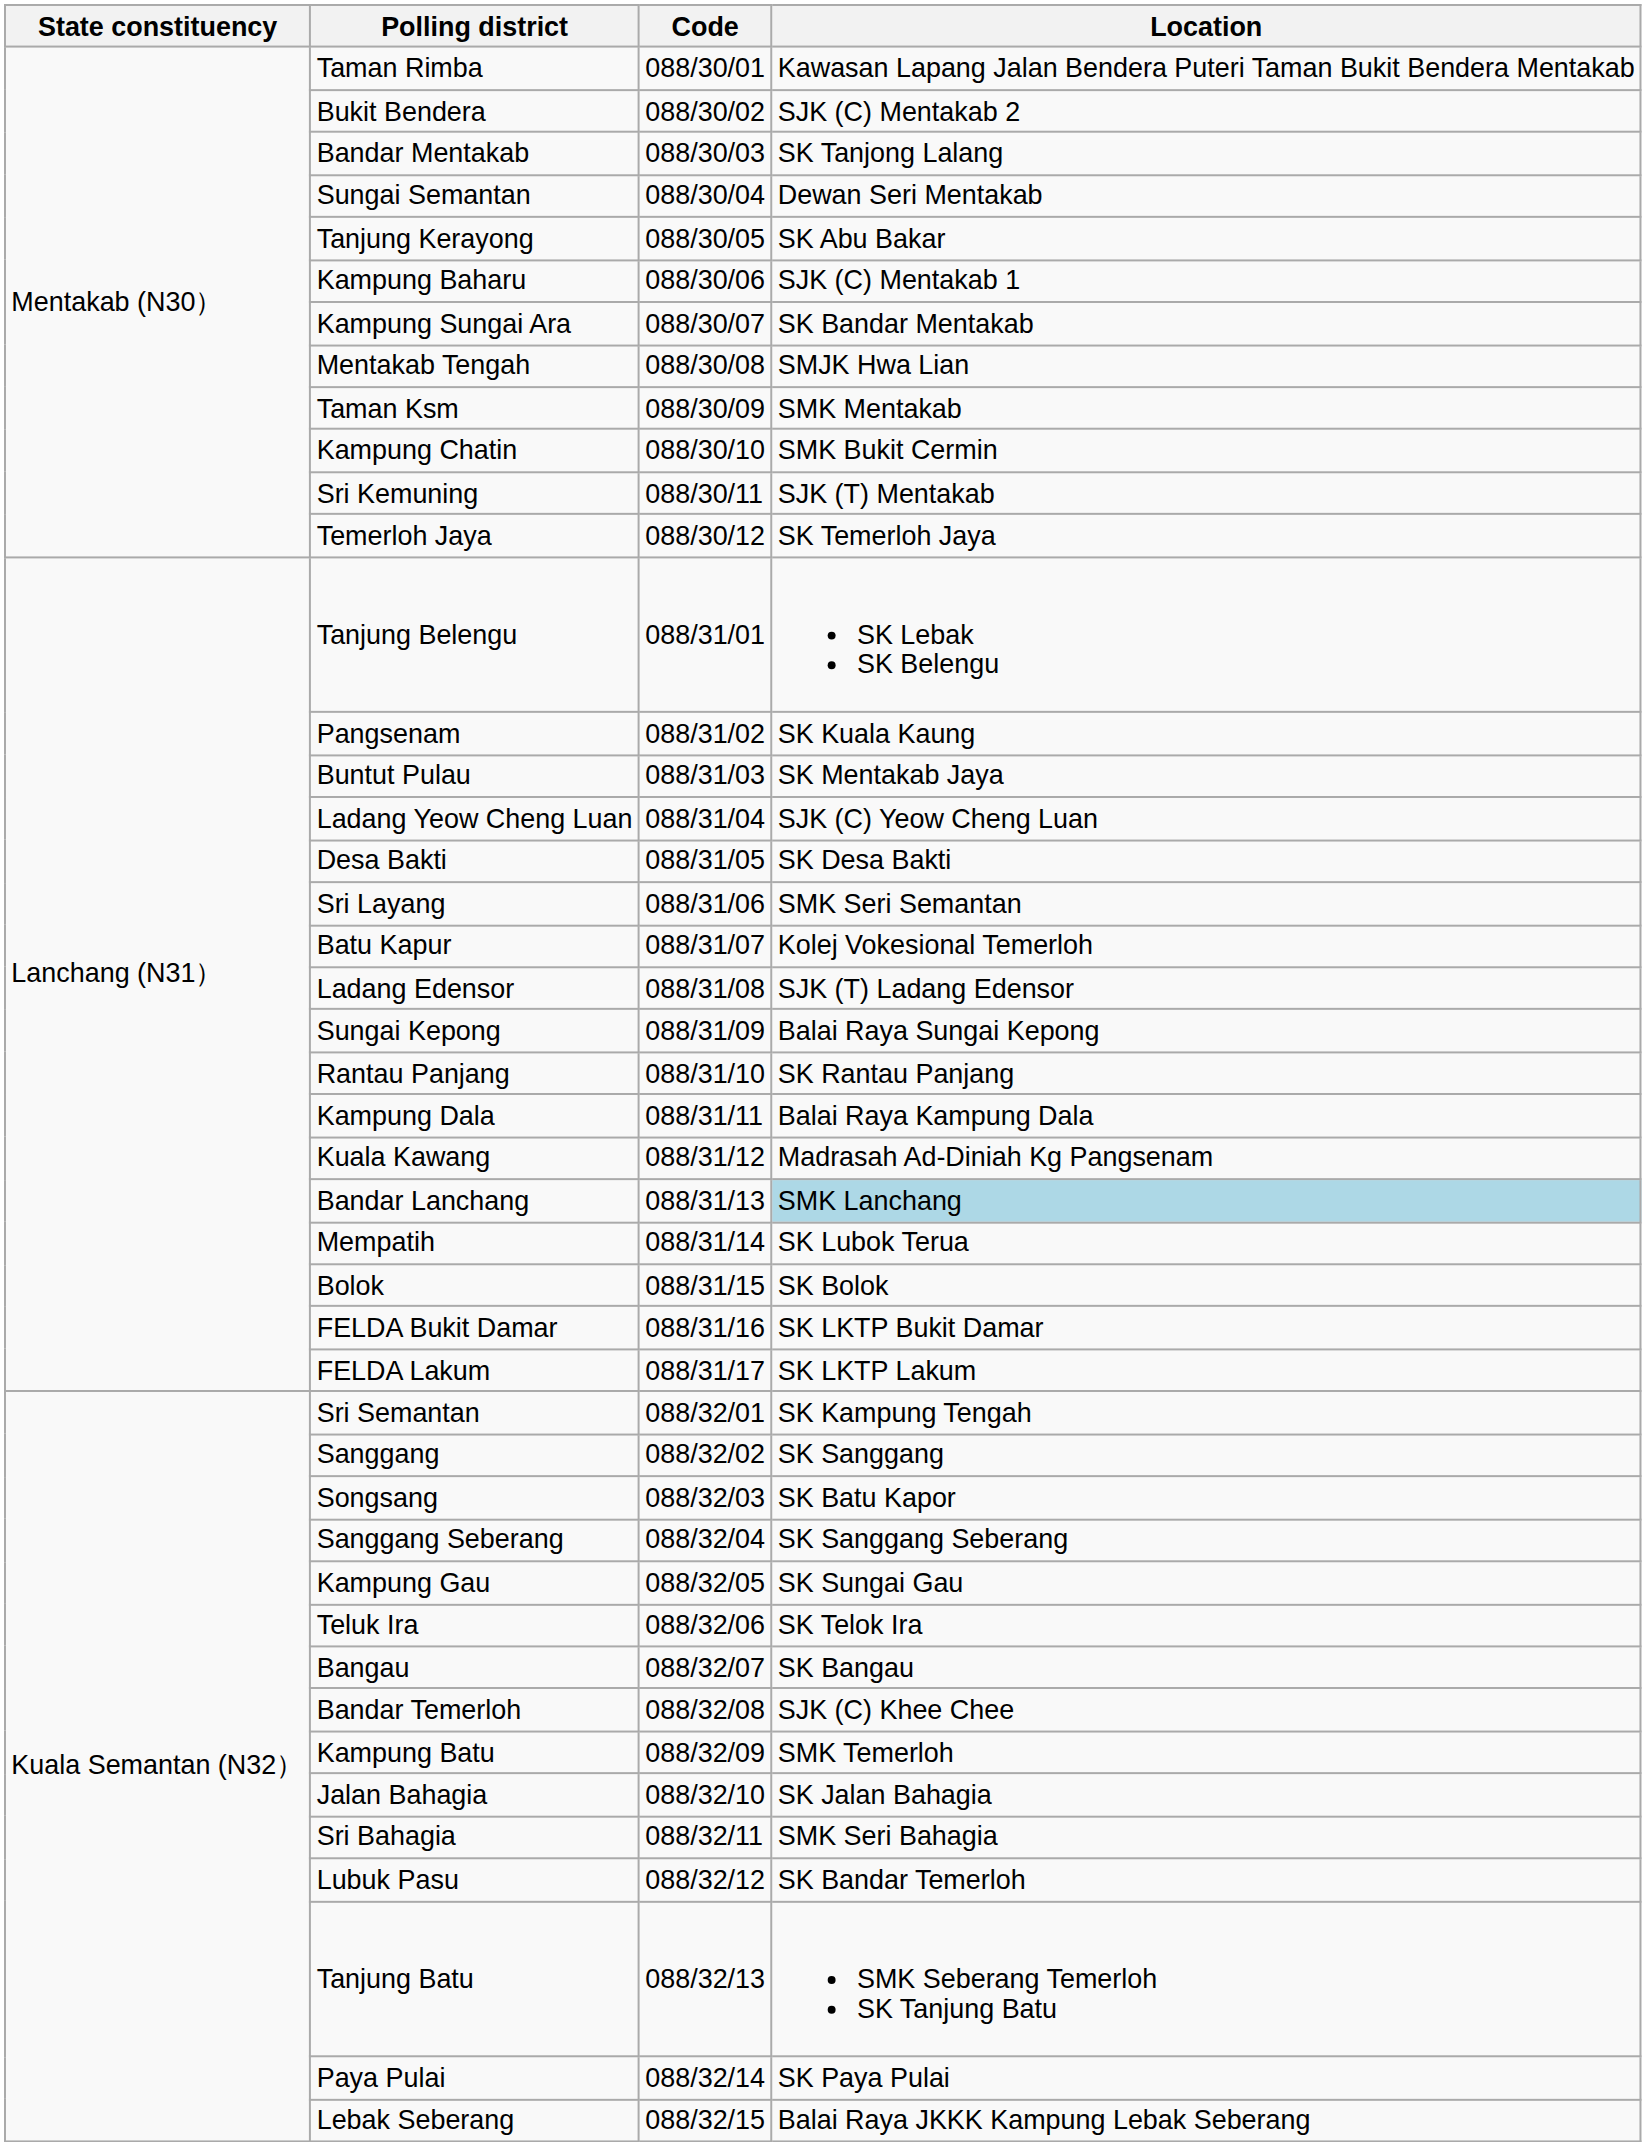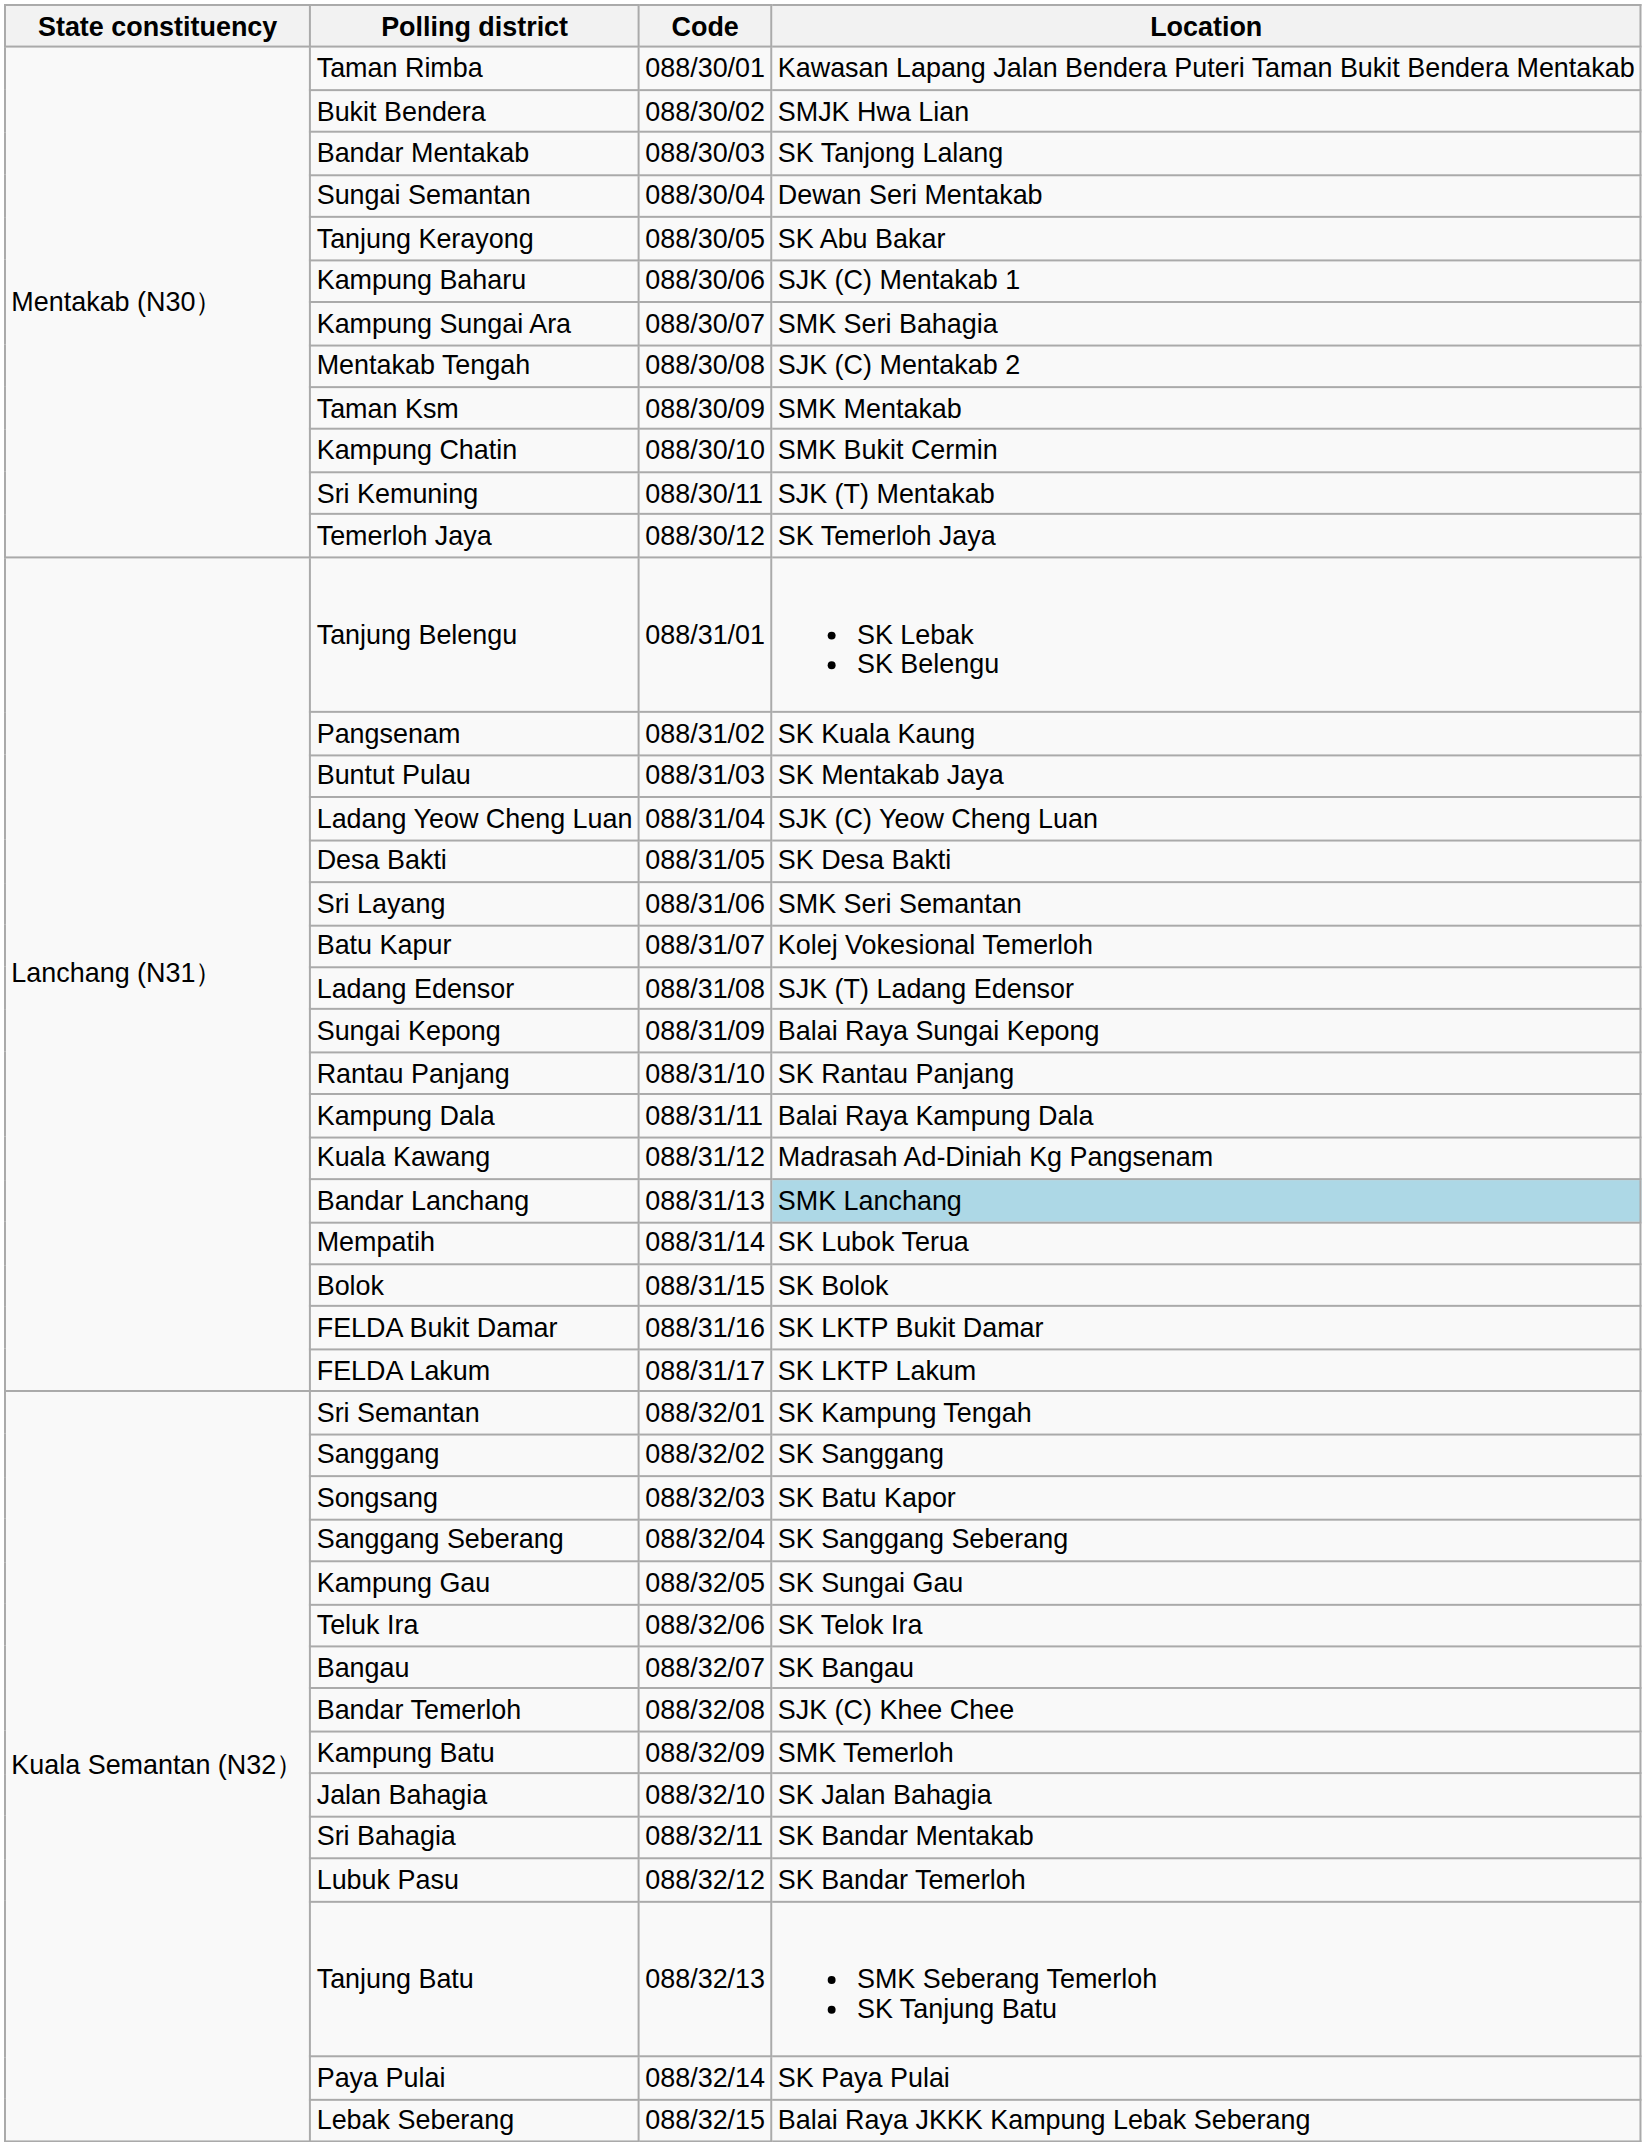(899, 111) SJK (C) Mentakab 2 -> (874, 111) SMJK Hwa Lian
(906, 323) SK Bandar Mentakab -> (888, 323) SMK Seri Bahagia
(874, 365) SMJK Hwa Lian -> (899, 365) SJK (C) Mentakab 2
(888, 1837) SMK Seri Bahagia -> (906, 1837) SK Bandar Mentakab
